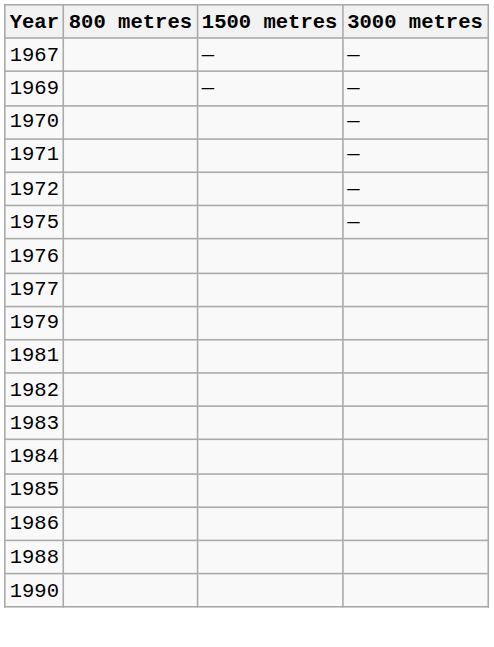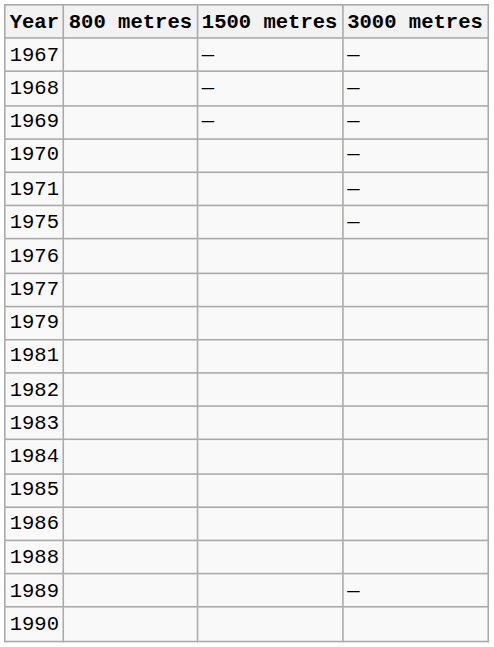+ row: (34, 88)
- row: (34, 189)
+ row: (34, 591)
